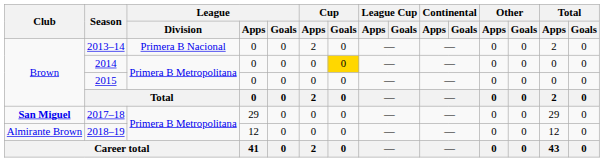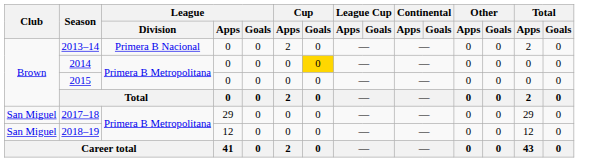(44, 115) bold -> (32, 115) normal
(44, 132) Almirante Brown -> (32, 132) San Miguel
